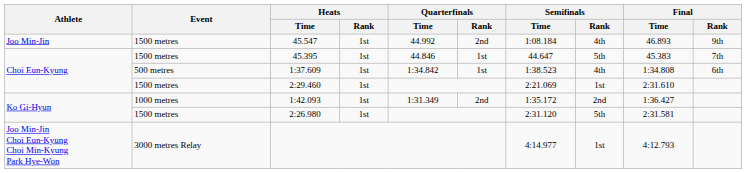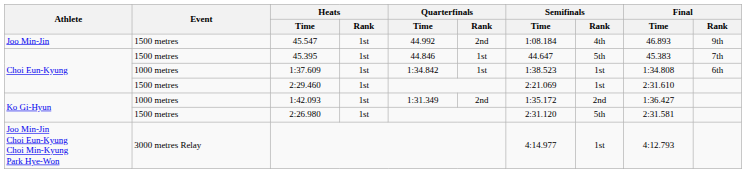(154, 71) 500 metres -> (156, 71) 1000 metres
(600, 71) 4th -> (600, 71) 1st
